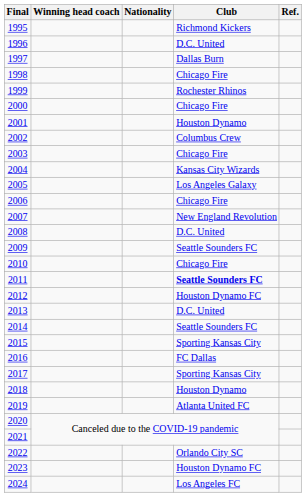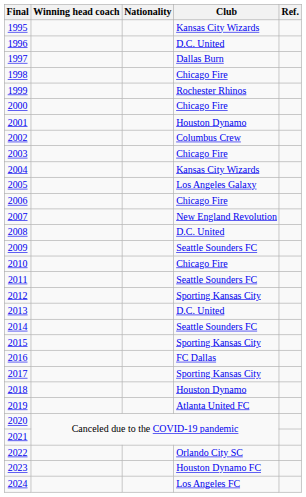(213, 28) Richmond Kickers -> (218, 28) Kansas City Wizards
(219, 279) bold -> (217, 279) normal
(219, 295) Houston Dynamo FC -> (219, 295) Sporting Kansas City
